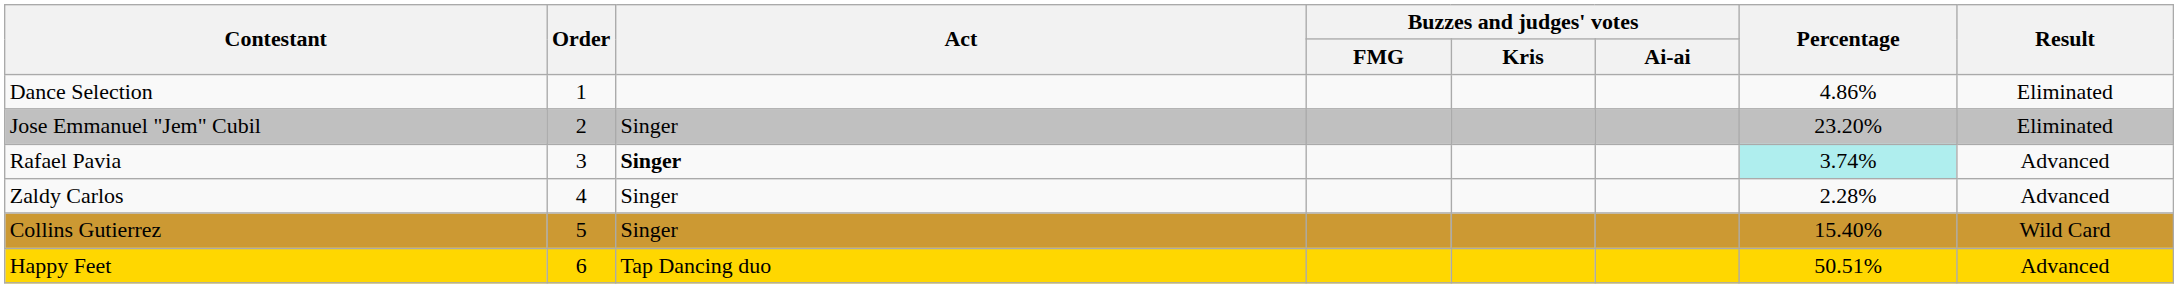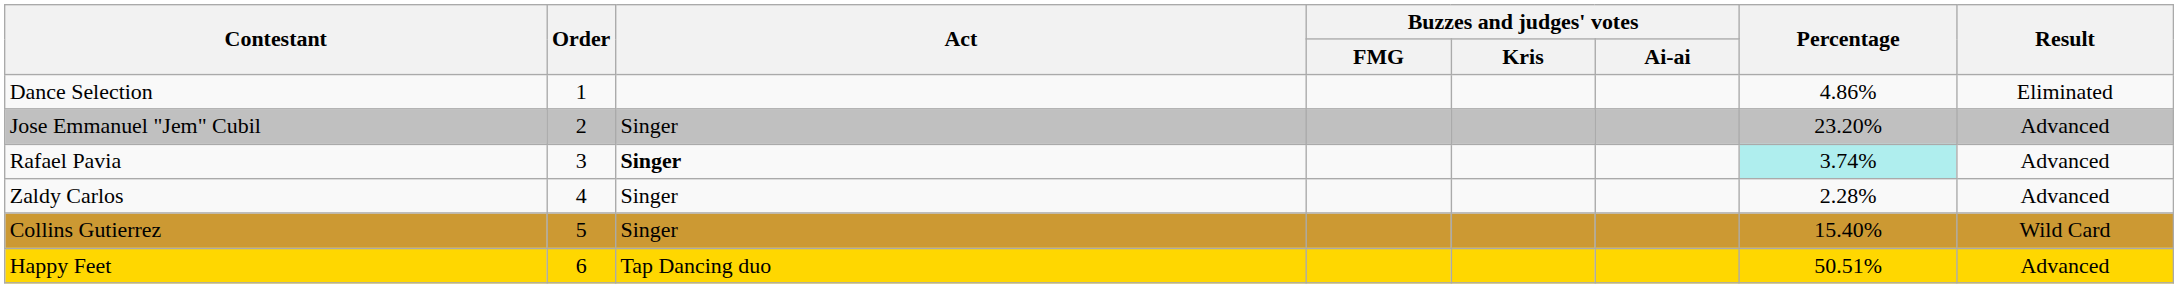(2065, 126) Eliminated -> (2065, 126) Advanced
